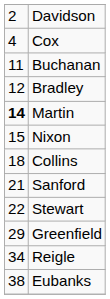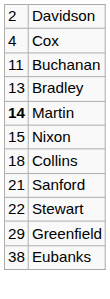(16, 88) 12 -> (16, 88) 13
- row: (53, 257)
